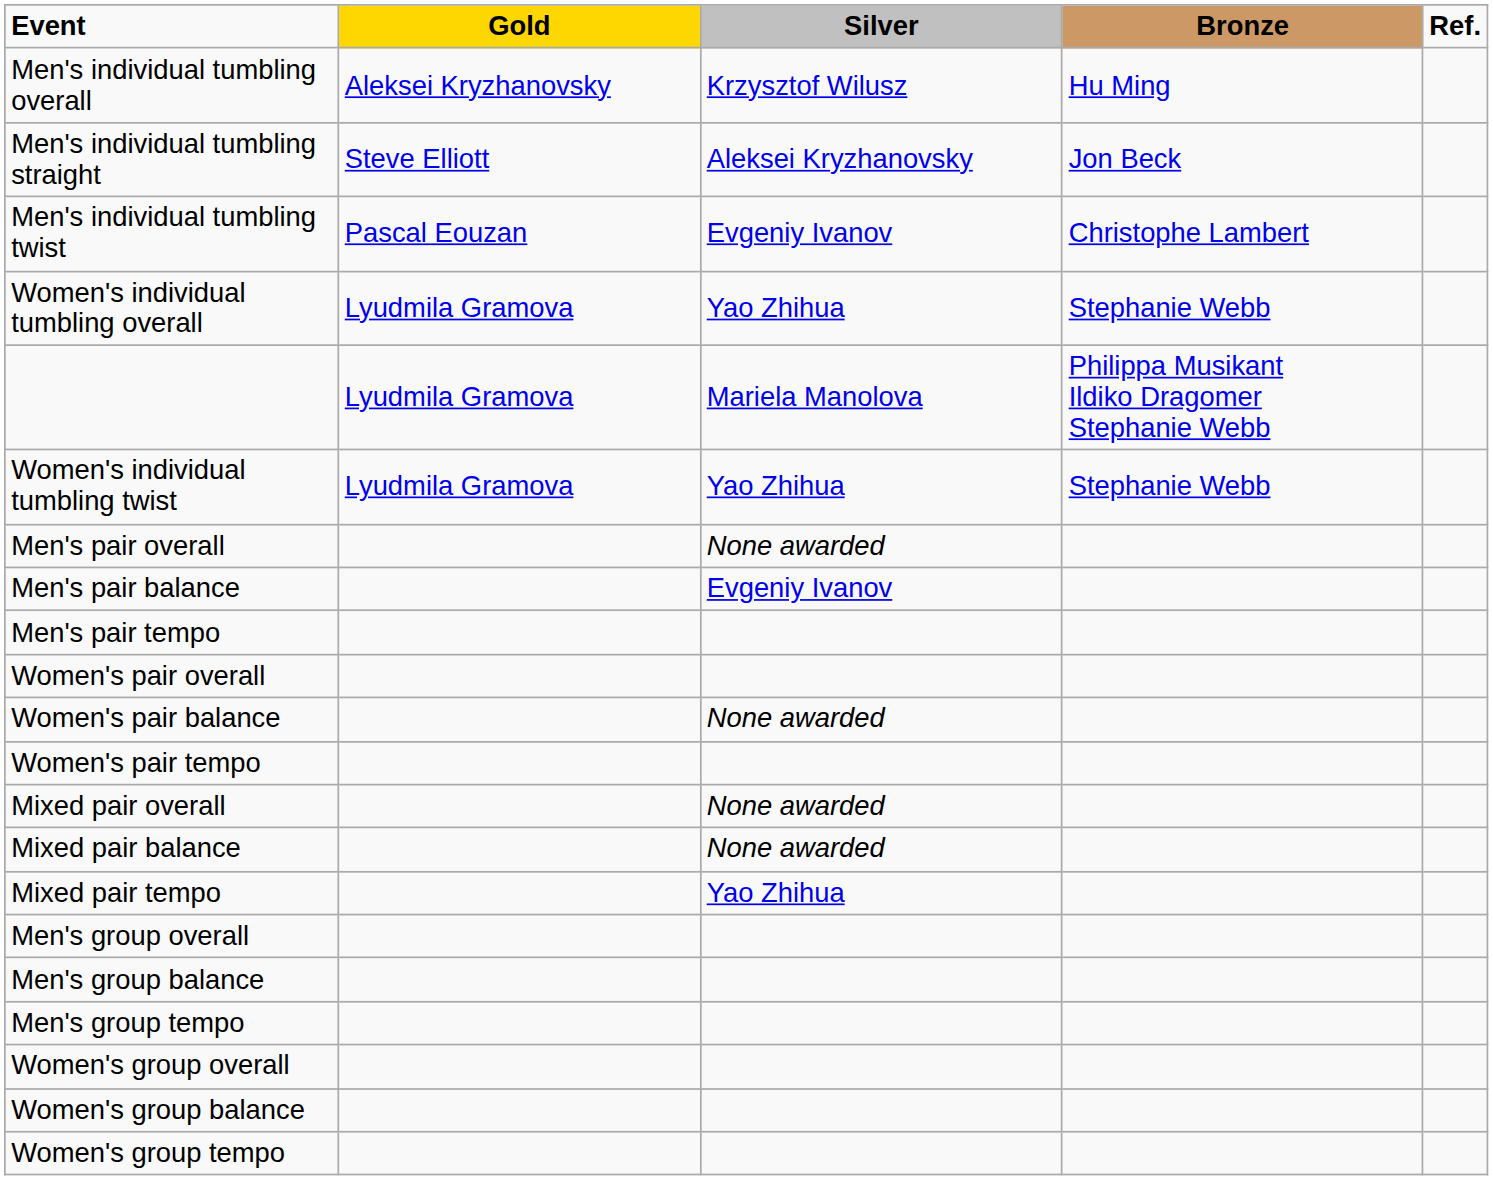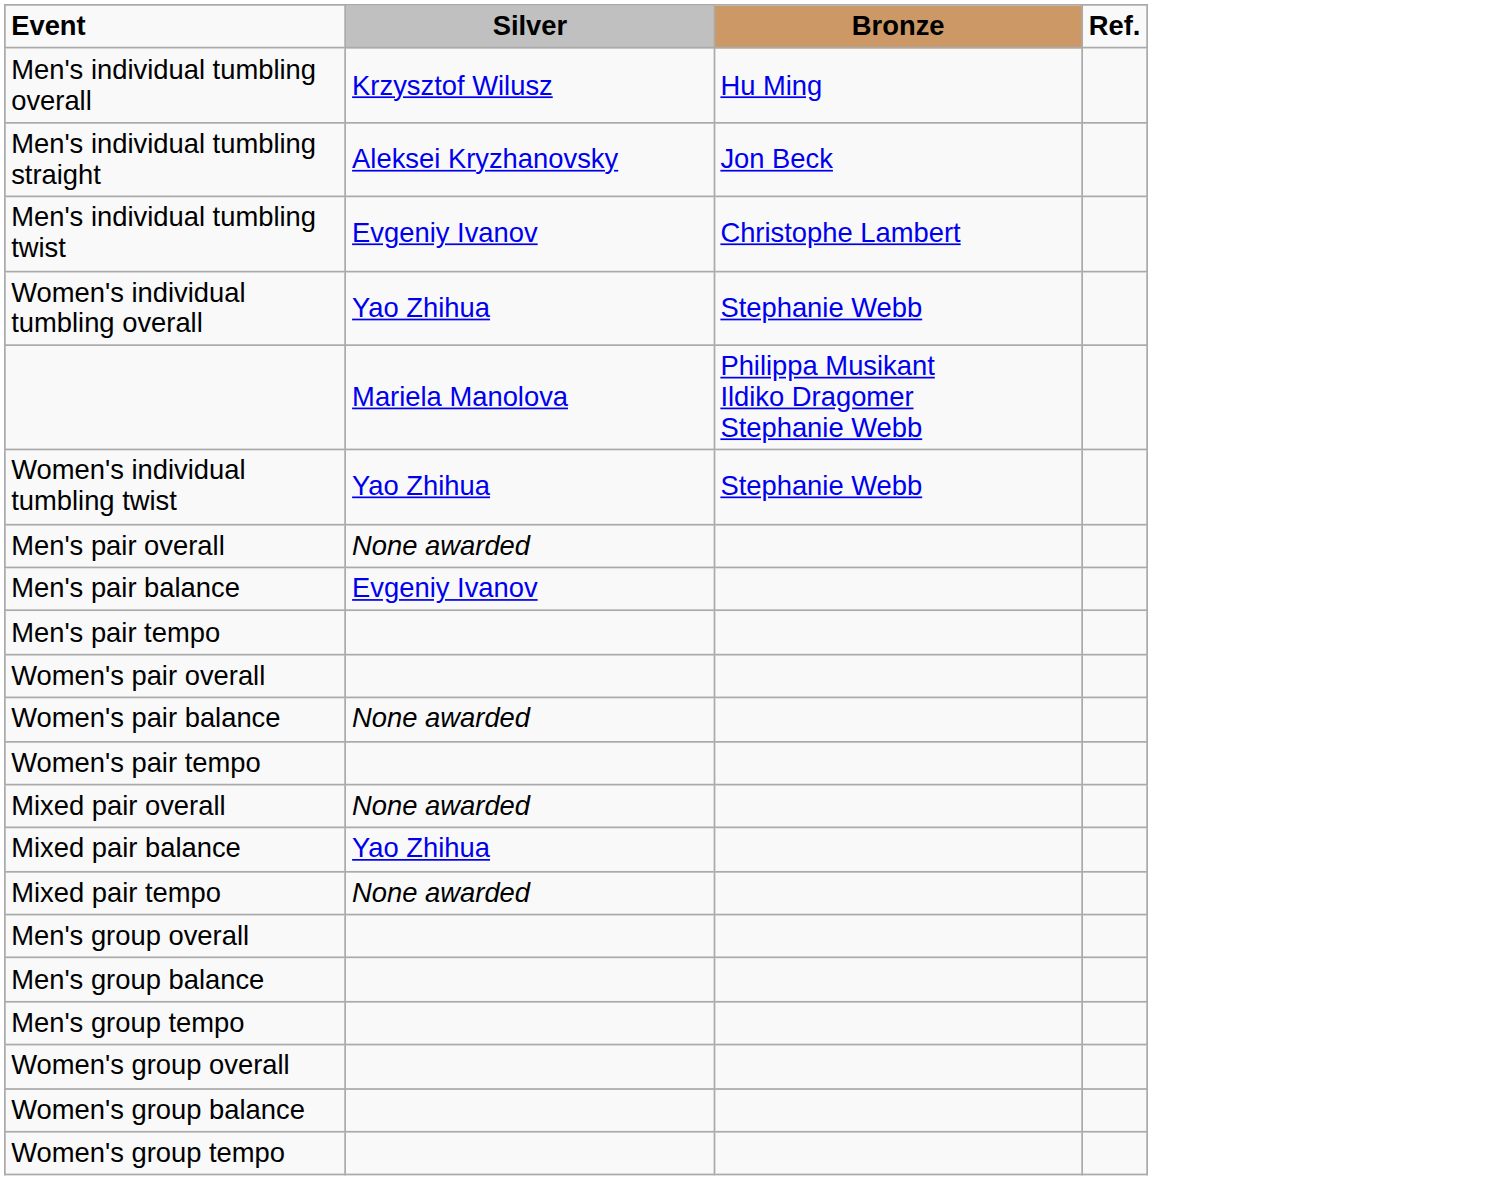- column: (519, 26)
(796, 849) None awarded -> (421, 849) Yao Zhihua
(776, 892) Yao Zhihua -> (441, 892) None awarded
